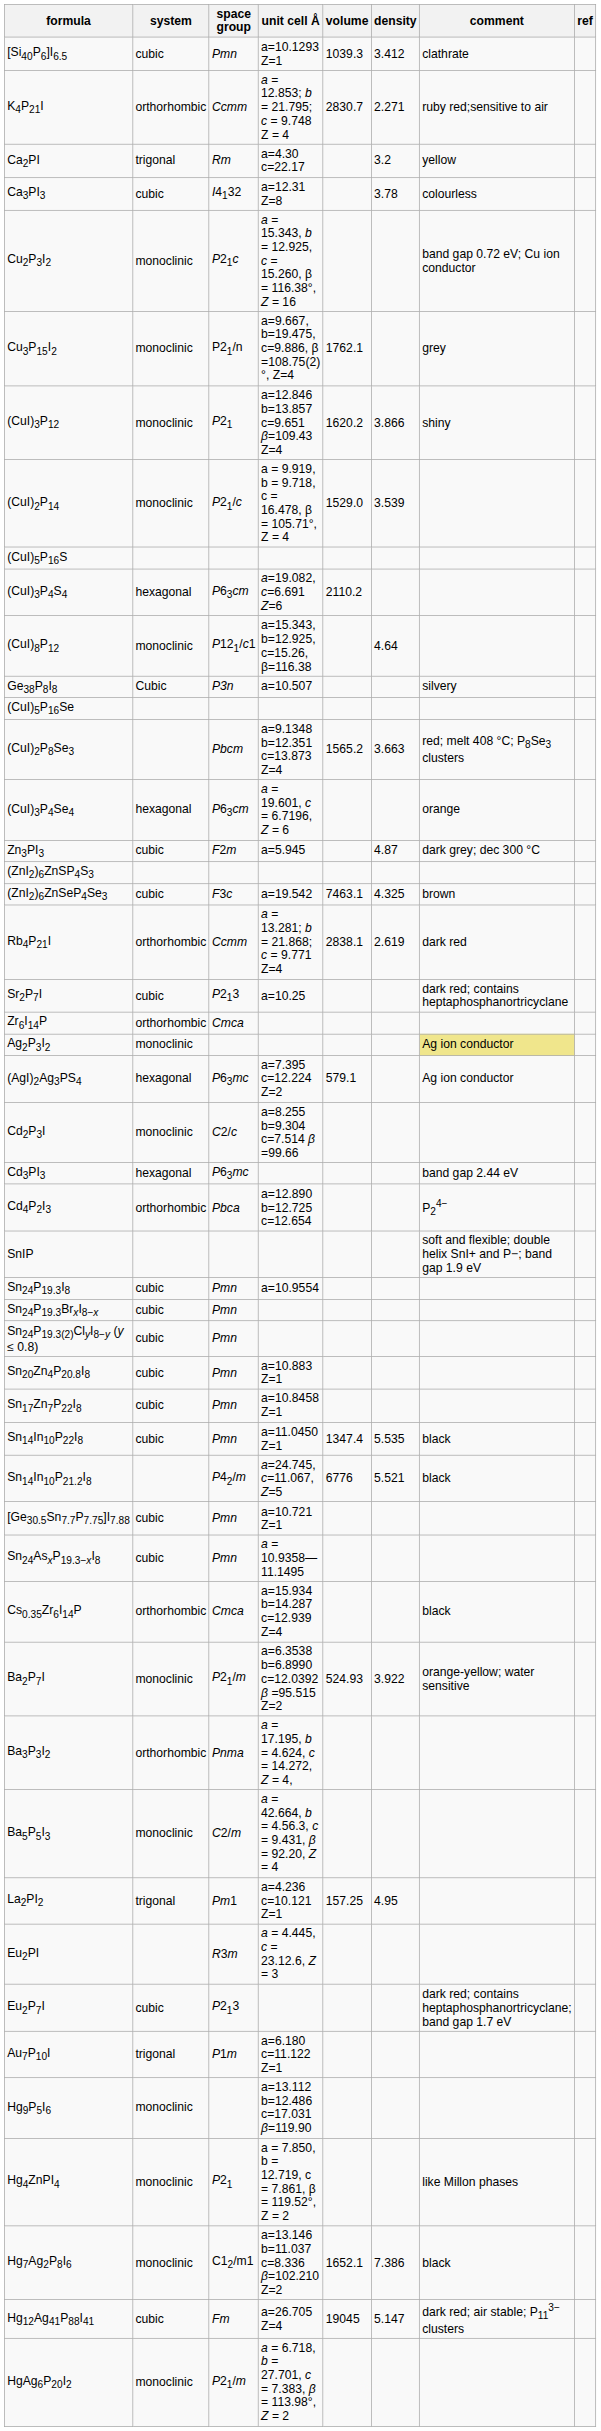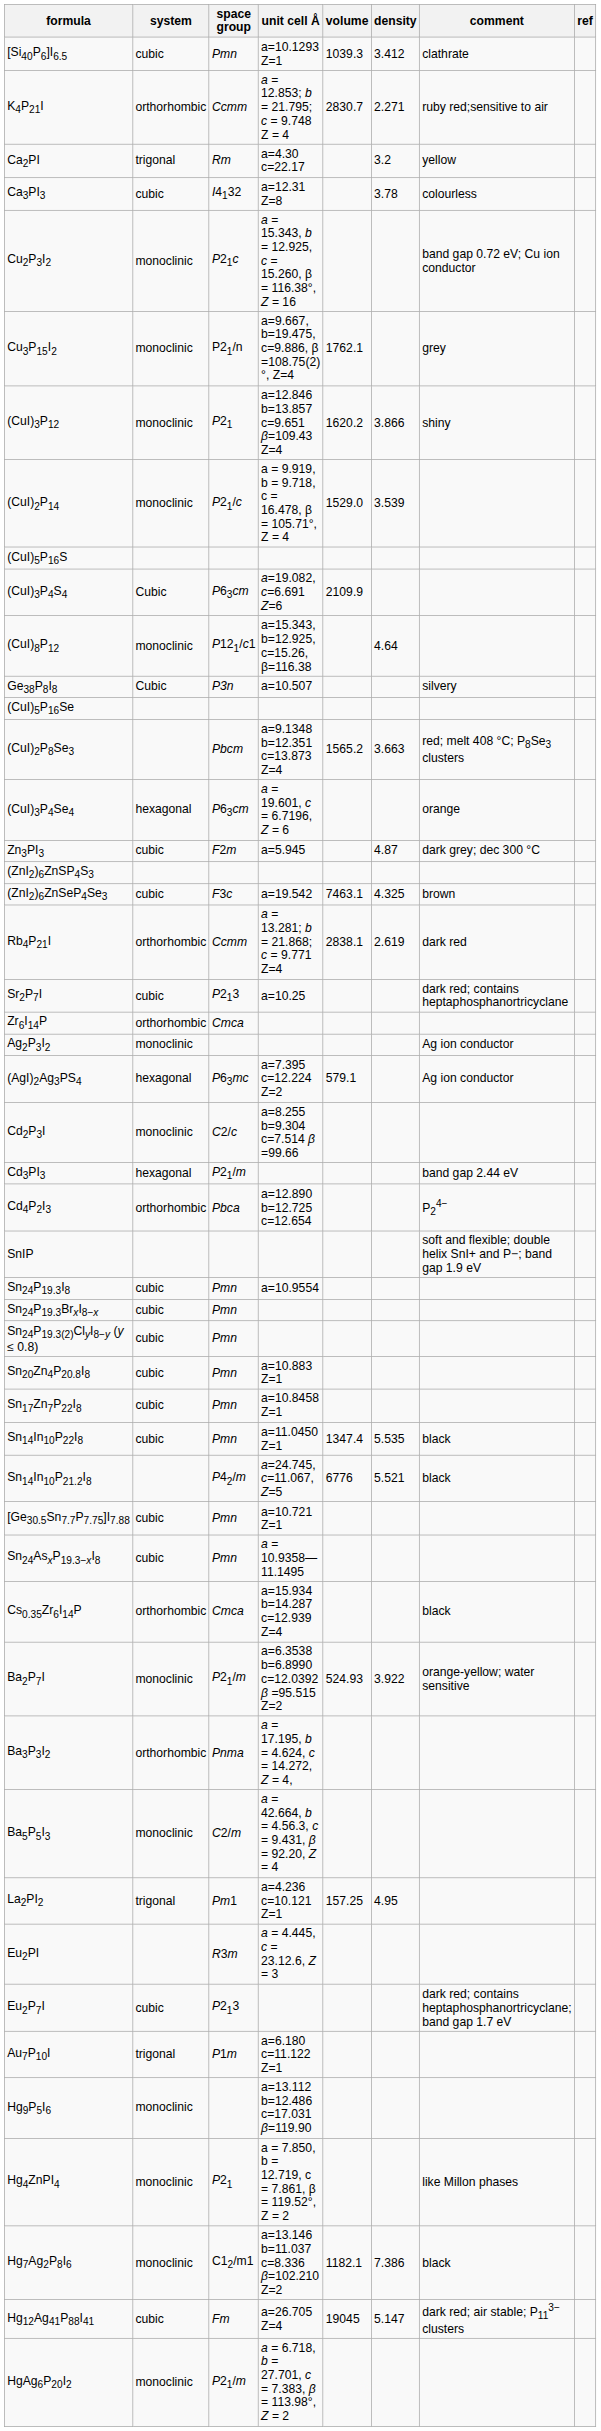(163, 592) hexagonal -> (151, 592) Cubic
(344, 592) 2110.2 -> (344, 592) 2109.9
(468, 1044) khaki background -> (468, 1044) no background
(230, 1173) P63mc -> (229, 1173) P21/m
(344, 2262) 1652.1 -> (344, 2262) 1182.1
